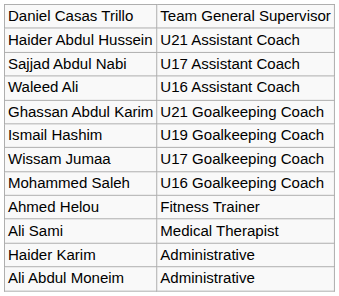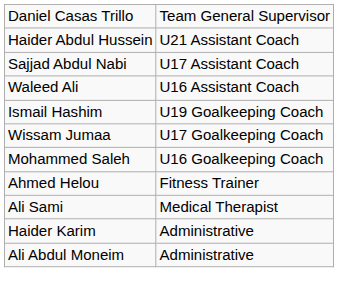- row: (81, 111)
